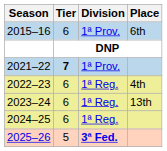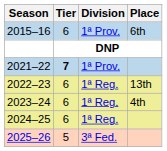(138, 84) 4th -> (141, 84) 13th
(141, 102) 13th -> (138, 102) 4th
(99, 137) bold -> (99, 137) normal
